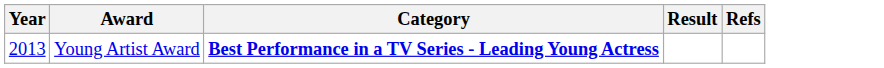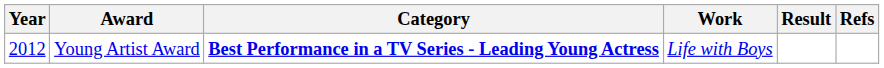+ column: (720, 19)
(27, 48) 2013 -> (27, 48) 2012
